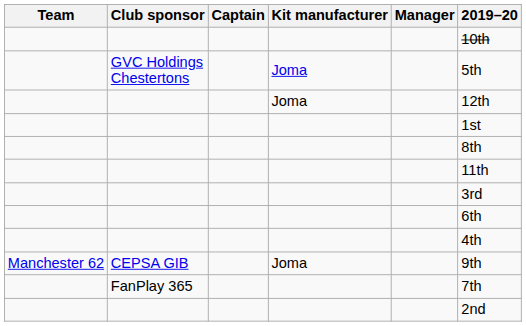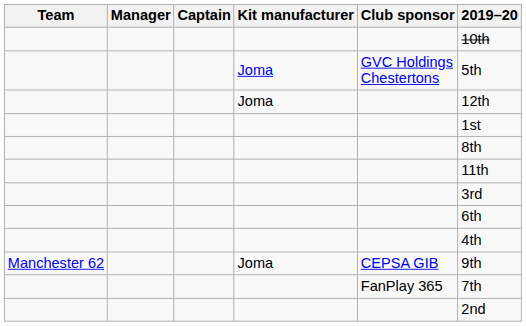columns swapped: (425, 16) <-> (158, 16)
